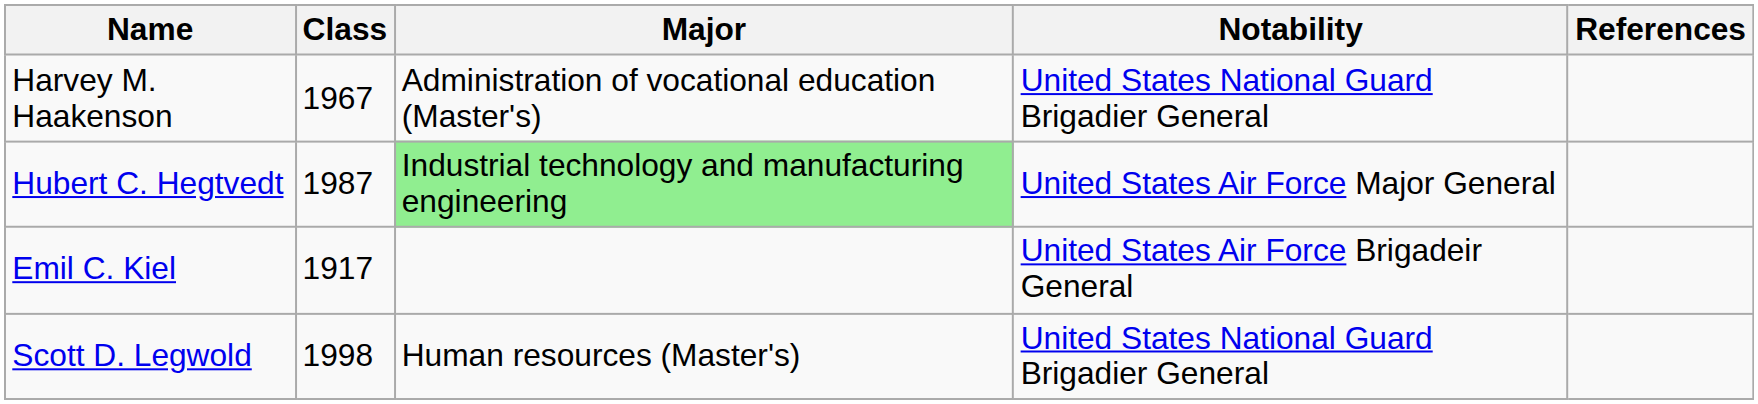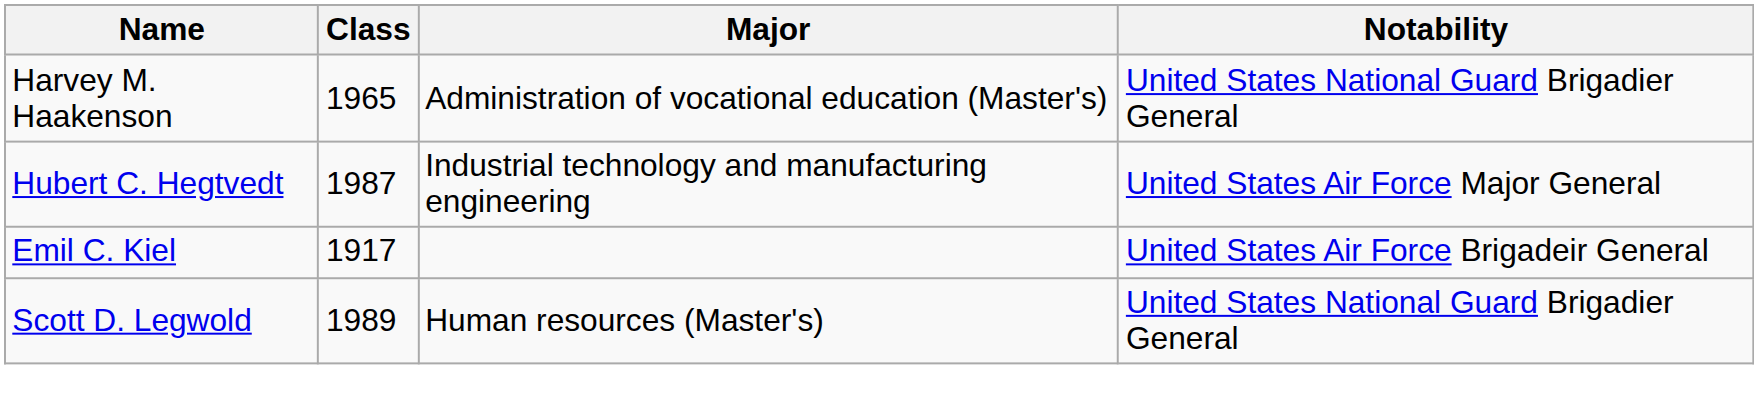- column: (1661, 29)
(338, 97) 1967 -> (361, 97) 1965
(683, 183) lightgreen background -> (706, 183) no background
(338, 355) 1998 -> (361, 319) 1989
